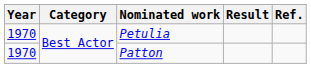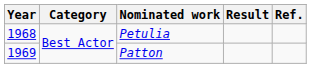(22, 34) 1970 -> (22, 34) 1968
(22, 53) 1970 -> (22, 53) 1969
